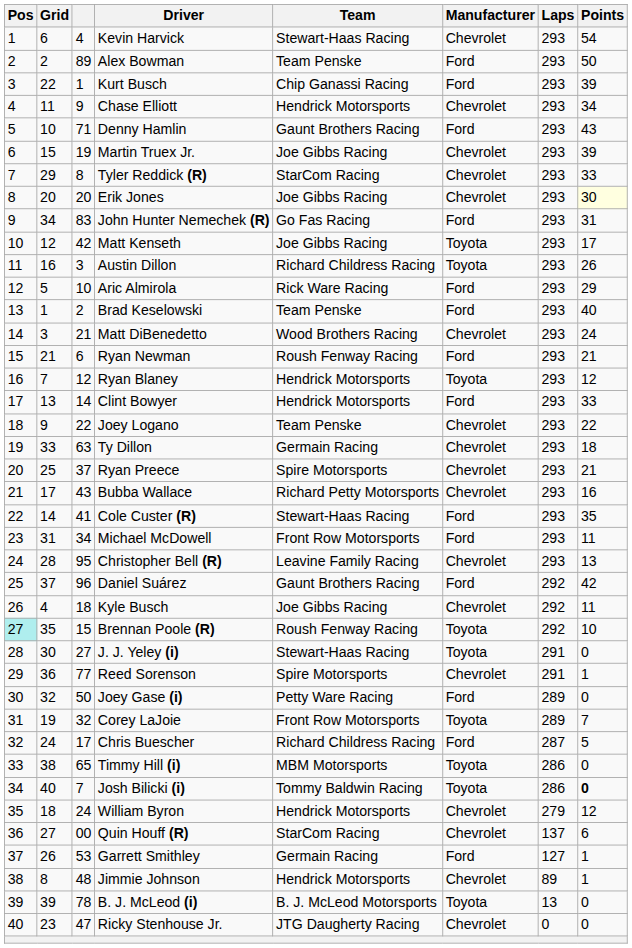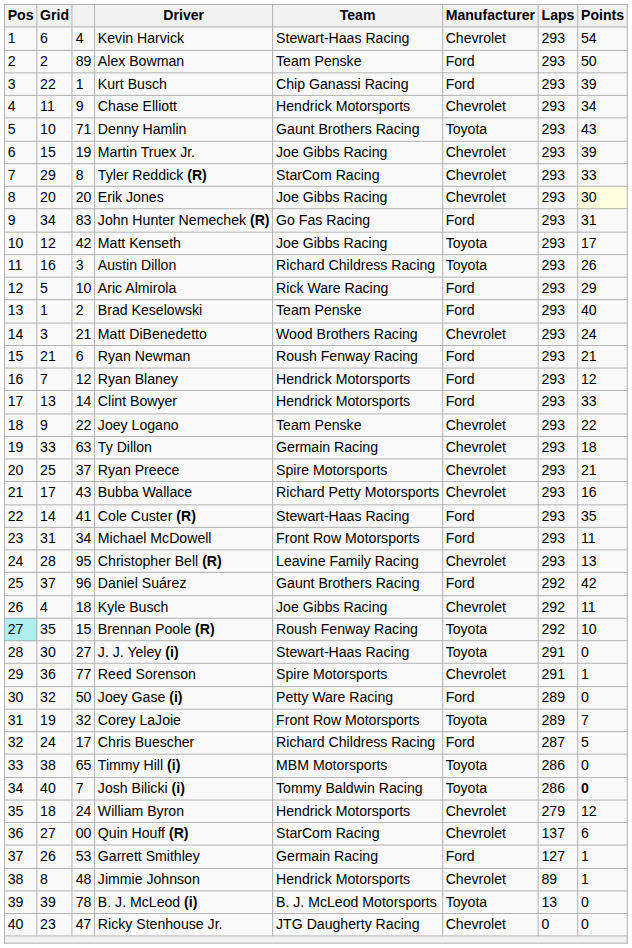(460, 129) Ford -> (466, 129) Toyota
(466, 379) Toyota -> (460, 379) Ford
